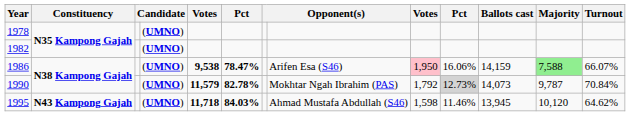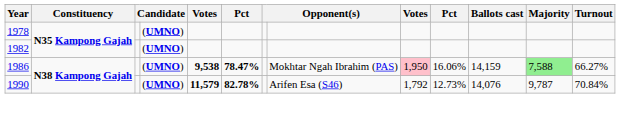(306, 66) Arifen Esa (S46) -> (334, 66) Mokhtar Ngah Ibrahim (PAS)
(601, 66) 66.07% -> (591, 66) 66.27%
(334, 84) Mokhtar Ngah Ibrahim (PAS) -> (306, 84) Arifen Esa (S46)
(459, 84) lightgrey background -> (449, 84) no background
(496, 84) 14,073 -> (486, 84) 14,076
- row: (18, 102)
